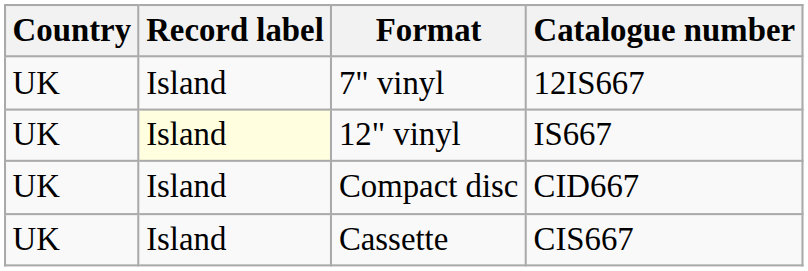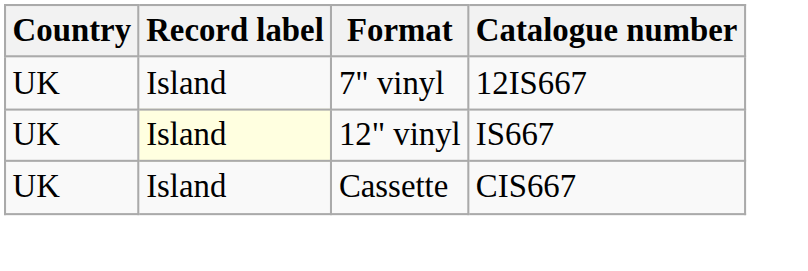- row: (429, 186)
